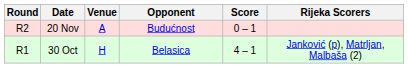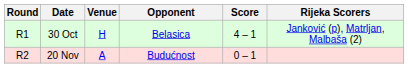rows swapped: (63, 50) <-> (63, 28)
